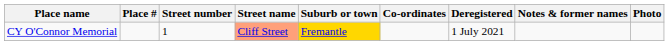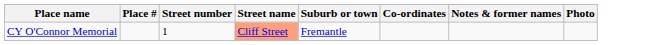- column: (482, 13)
(324, 31) gold background -> (324, 31) no background
